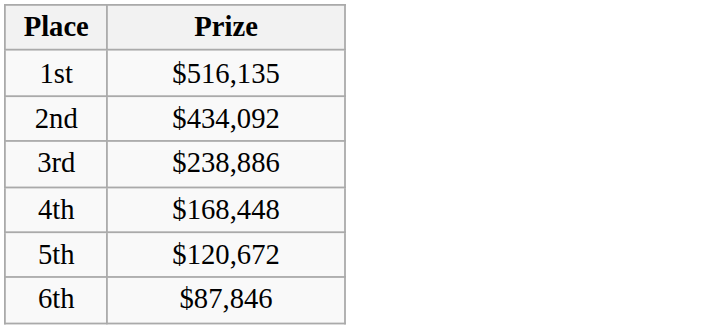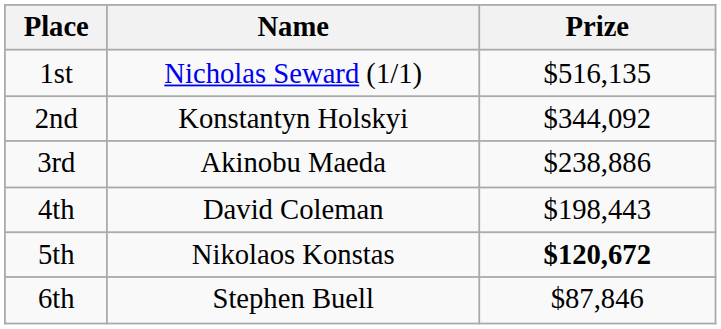+ column: (293, 27)
(226, 118) $434,092 -> (597, 118) $344,092
(226, 208) $168,448 -> (597, 208) $198,443
(226, 254) normal -> (597, 254) bold
